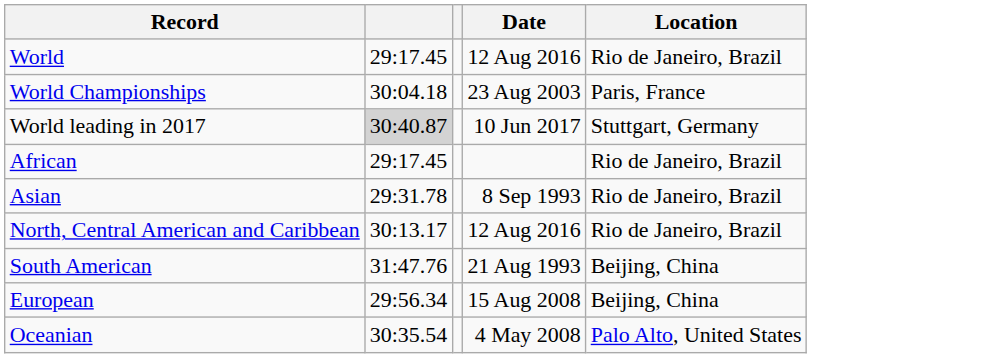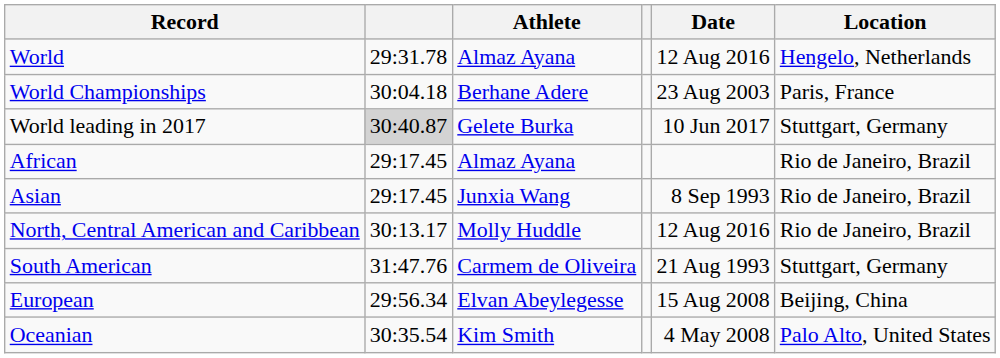+ column: (547, 21)
(409, 56) 29:17.45 -> (409, 56) 29:31.78
(686, 56) Rio de Janeiro, Brazil -> (875, 56) Hengelo, Netherlands
(409, 195) 29:31.78 -> (409, 195) 29:17.45
(655, 265) Beijing, China -> (864, 265) Stuttgart, Germany
